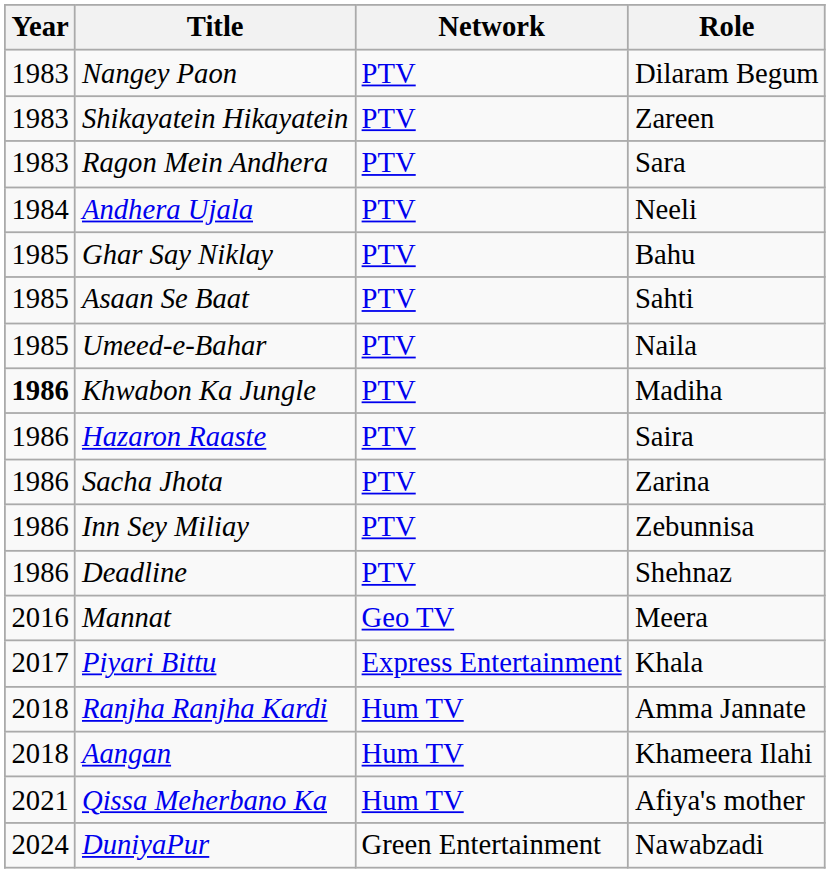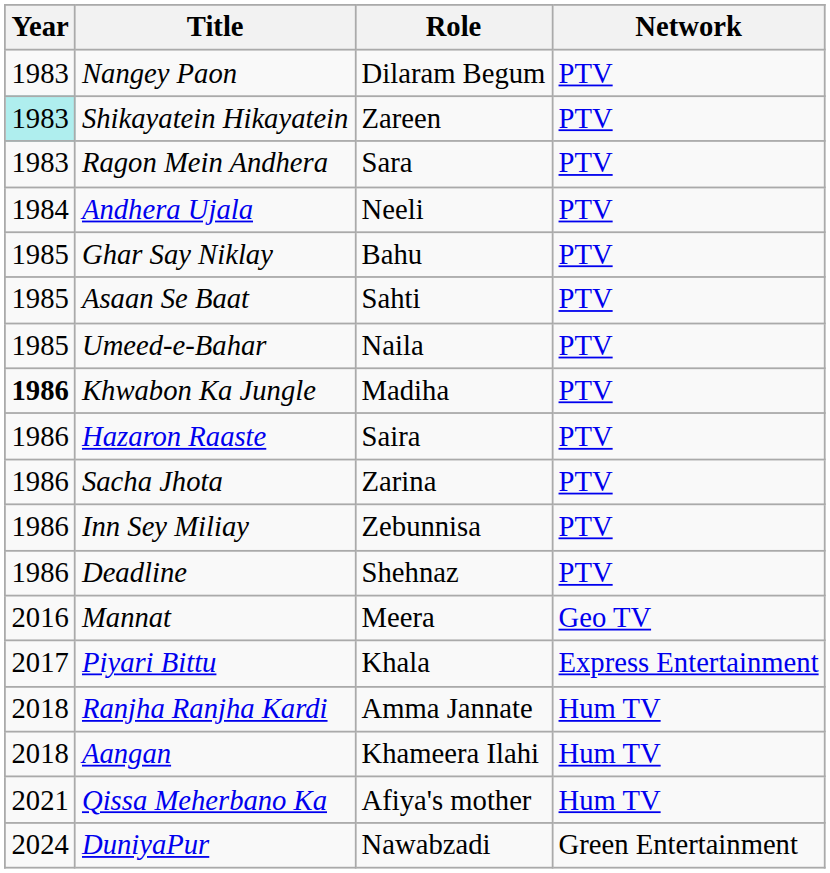columns swapped: (727, 27) <-> (492, 27)
(40, 118) no background -> (40, 118) paleturquoise background
